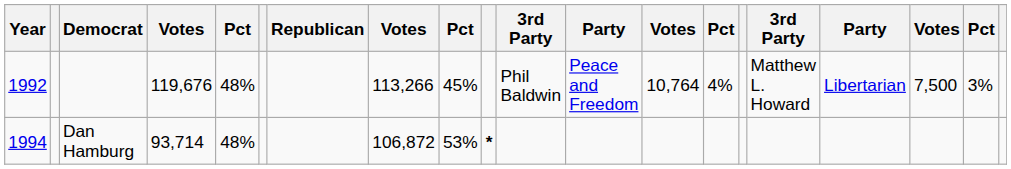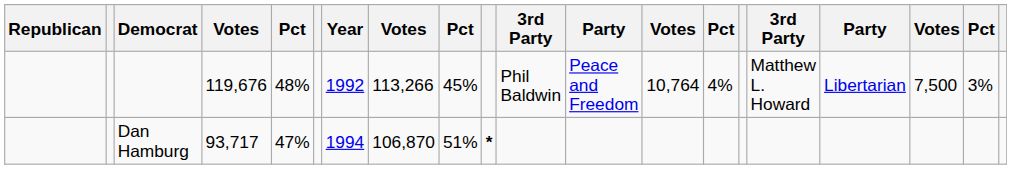columns swapped: (28, 28) <-> (318, 28)
(177, 141) 93,714 -> (232, 141) 93,717
(237, 141) 48% -> (292, 141) 47%
(404, 141) 106,872 -> (404, 141) 106,870
(460, 141) 53% -> (460, 141) 51%
